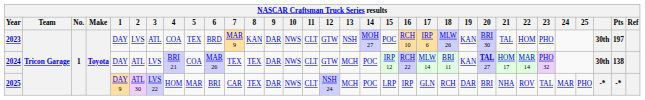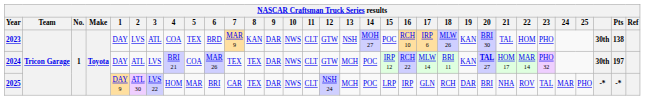(618, 40) 197 -> (618, 40) 138
(618, 62) 138 -> (618, 62) 197
